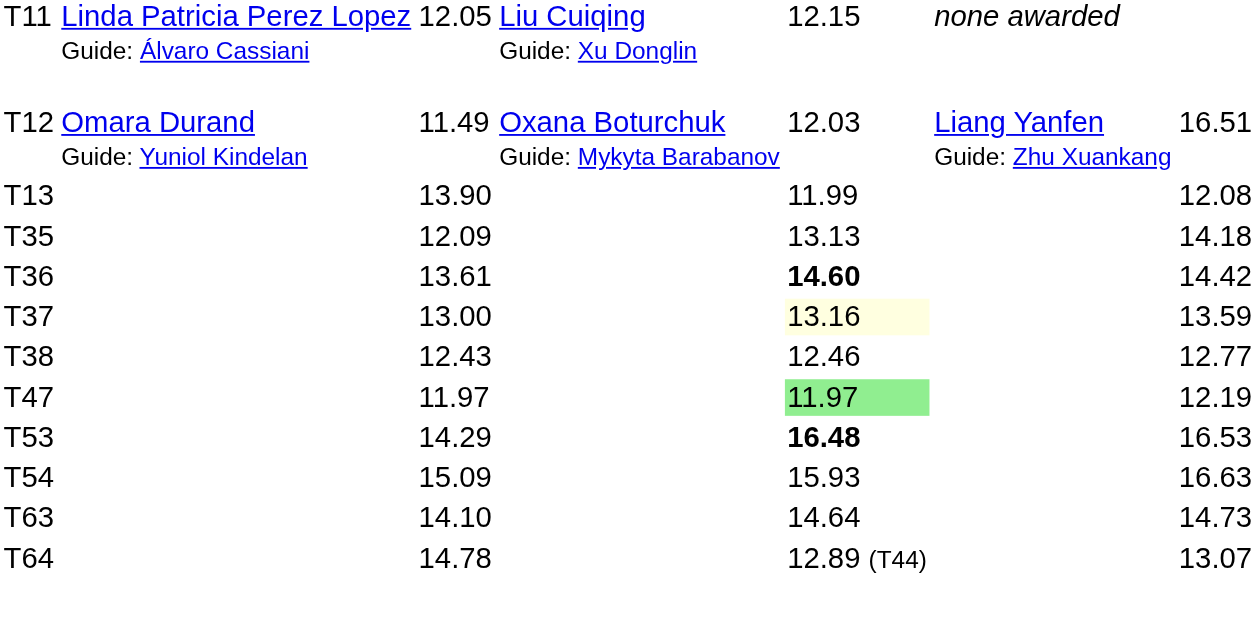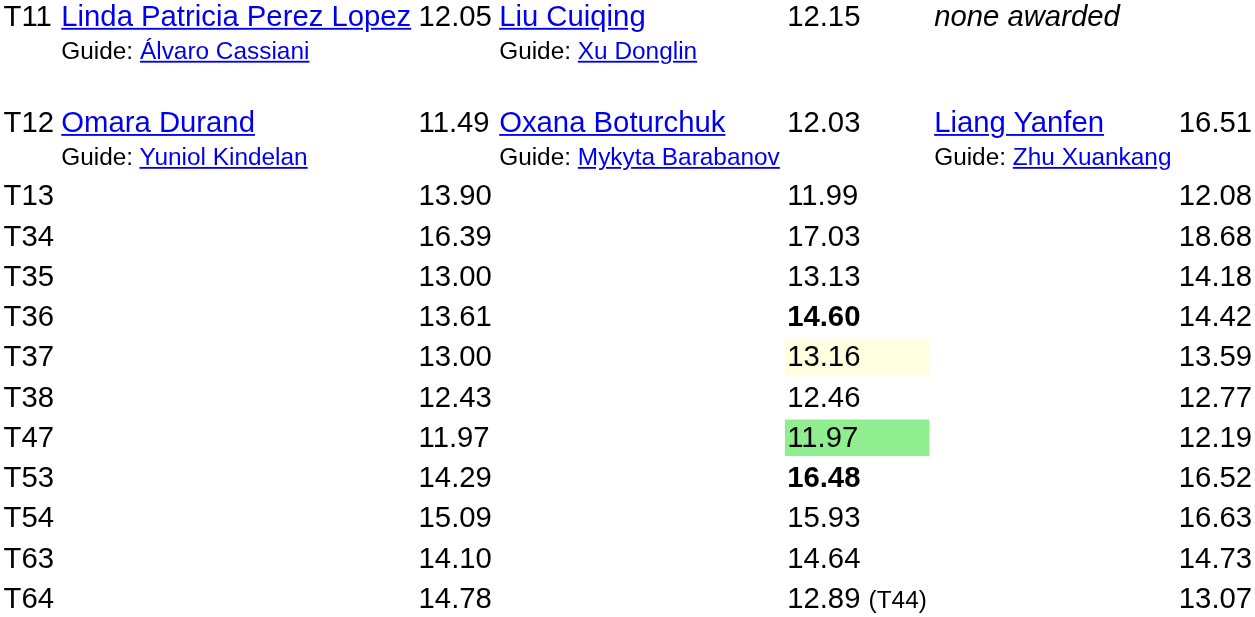+ row: (29, 236)
(455, 236) 12.09 -> (455, 276) 13.00
(1215, 437) 16.53 -> (1215, 477) 16.52
